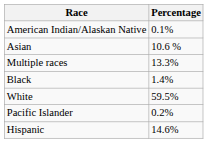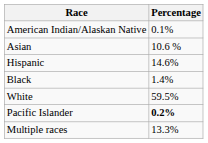rows swapped: (26, 130) <-> (37, 63)
(162, 113) normal -> (163, 113) bold
